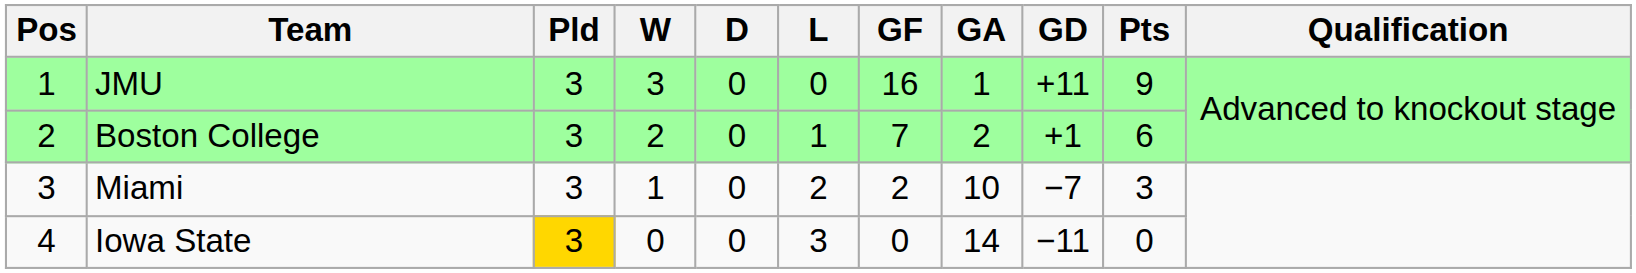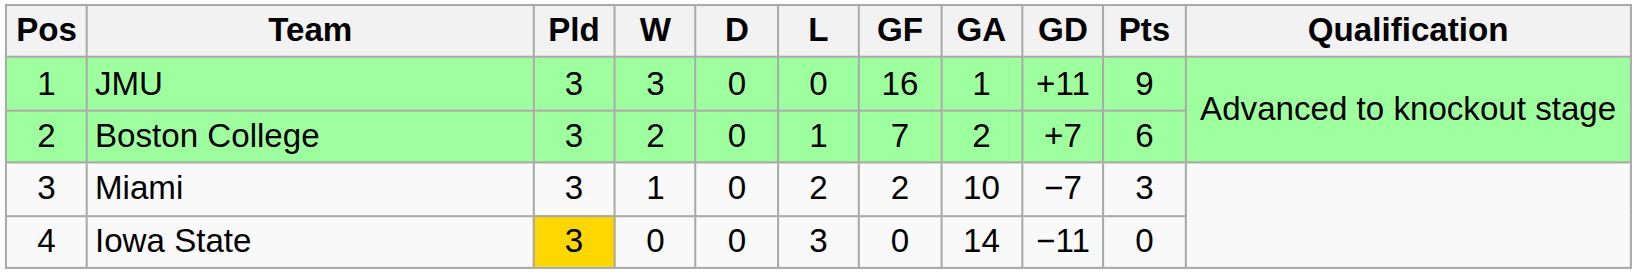(1063, 135) +1 -> (1063, 135) +7
